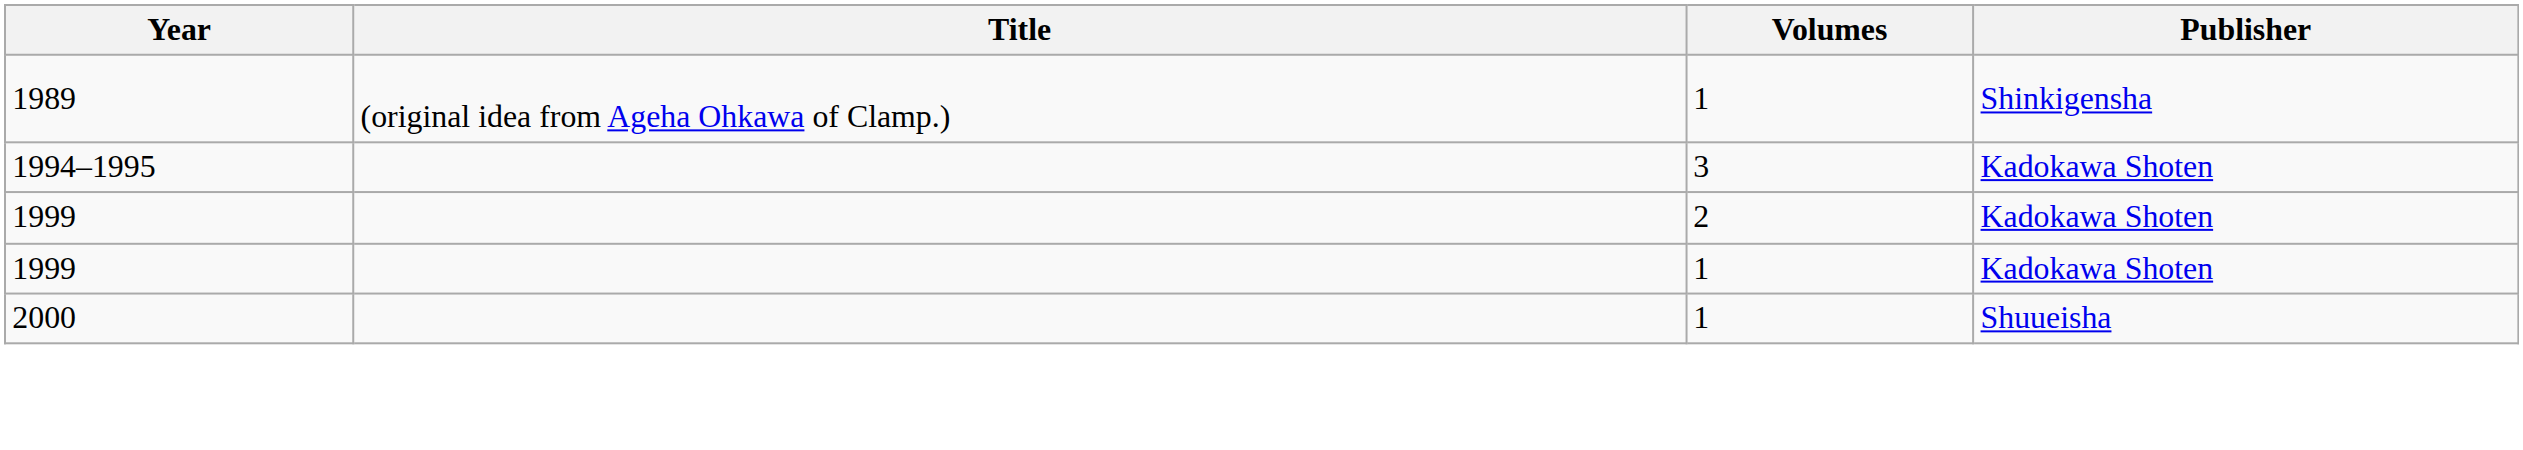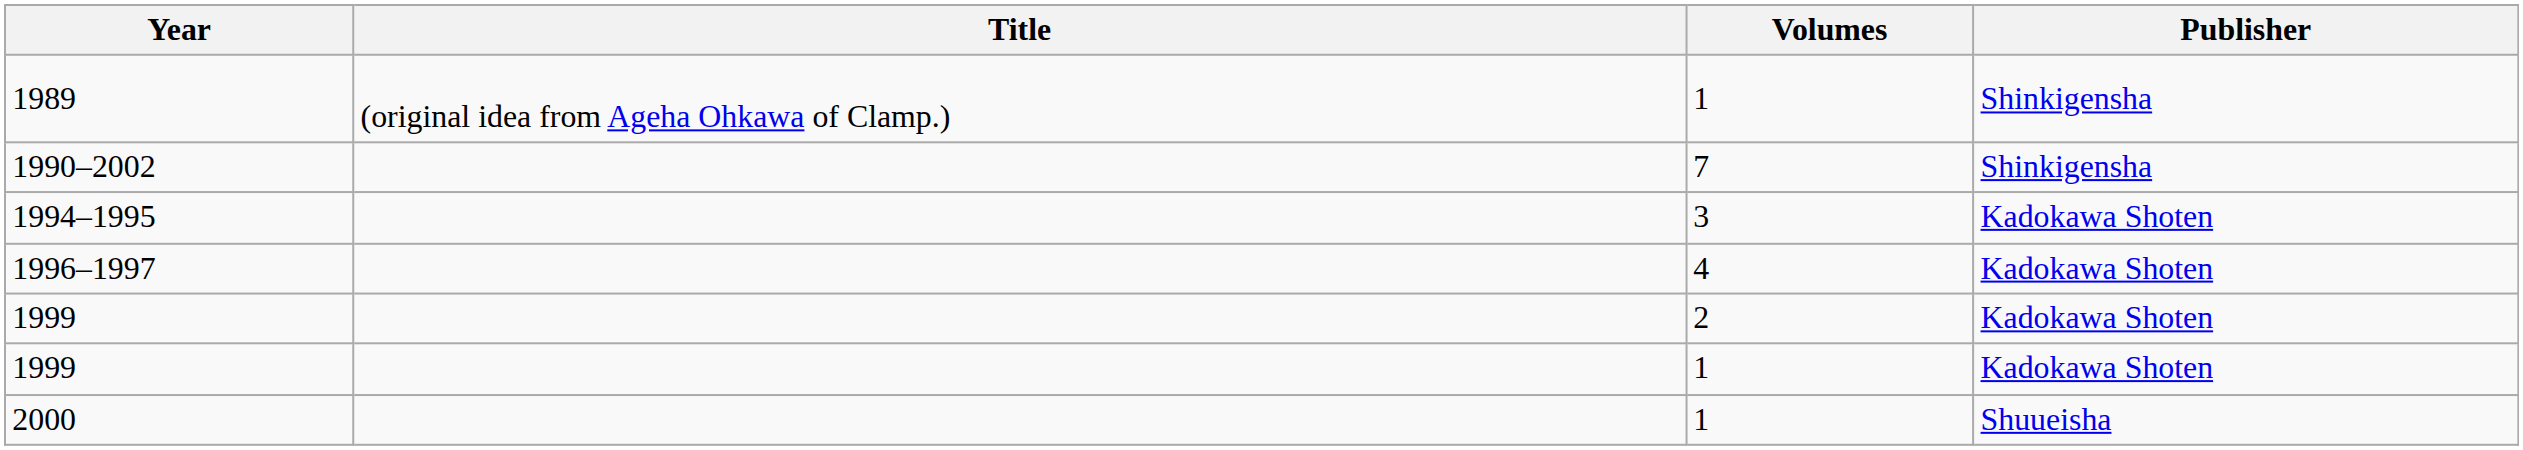+ row: (84, 166)
+ row: (84, 267)
